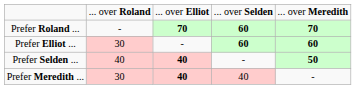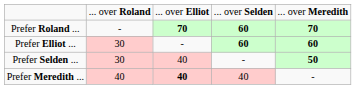(120, 60) 40 -> (120, 60) 30
(182, 60) bold -> (182, 60) normal
(120, 76) 30 -> (120, 76) 40
